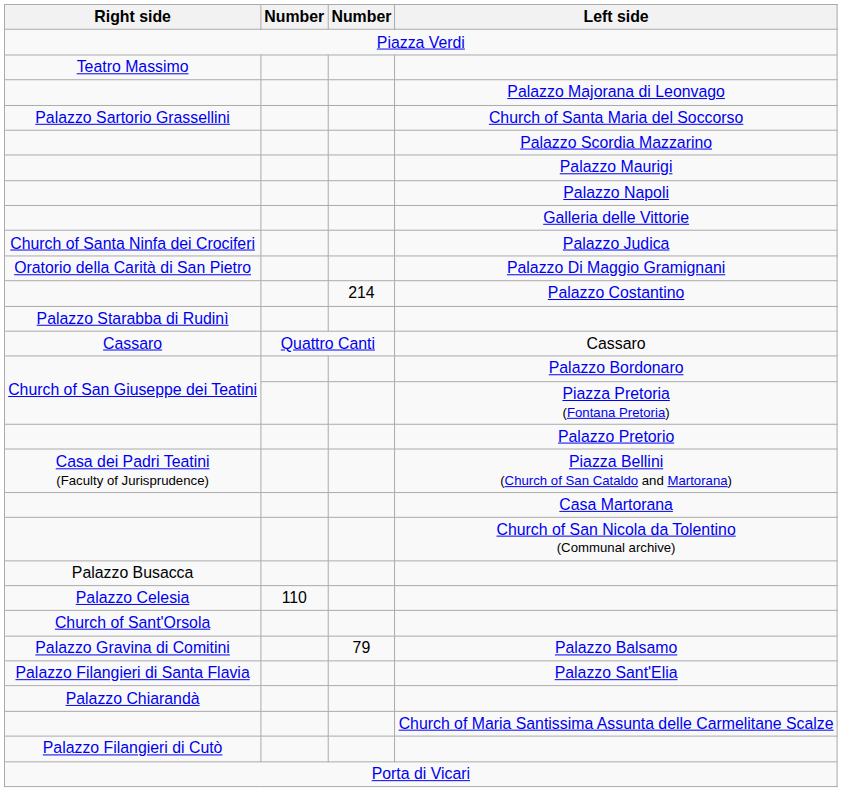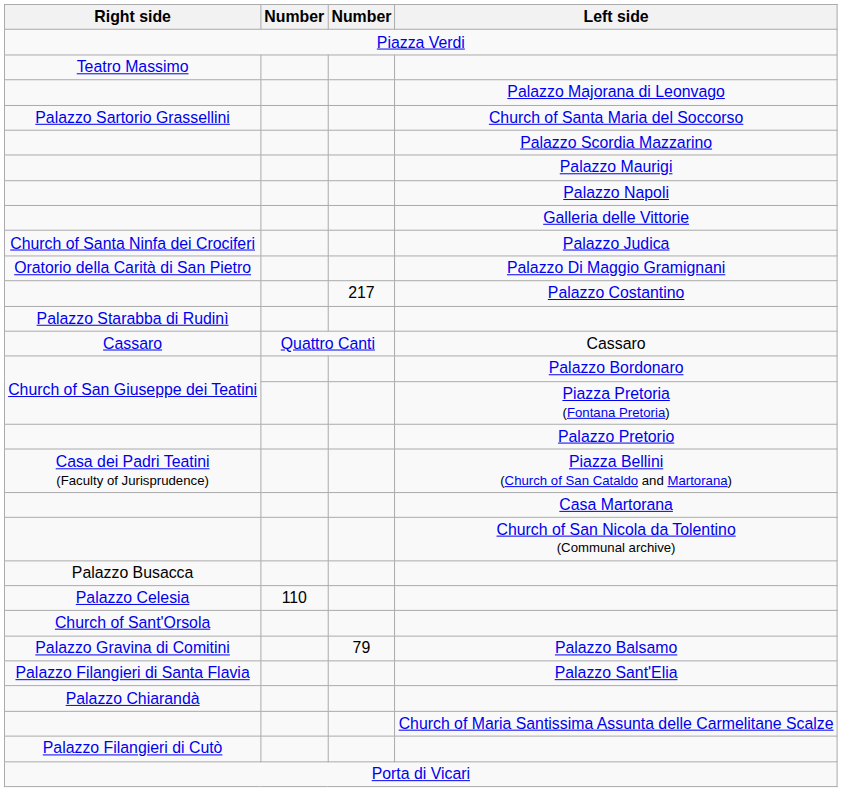(361, 293) 214 -> (361, 293) 217
